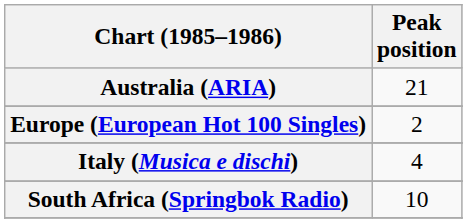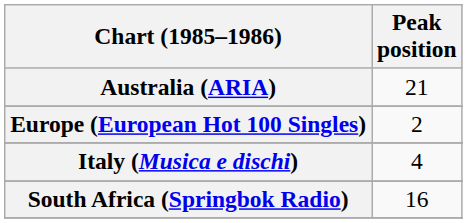(417, 198) 10 -> (417, 198) 16
